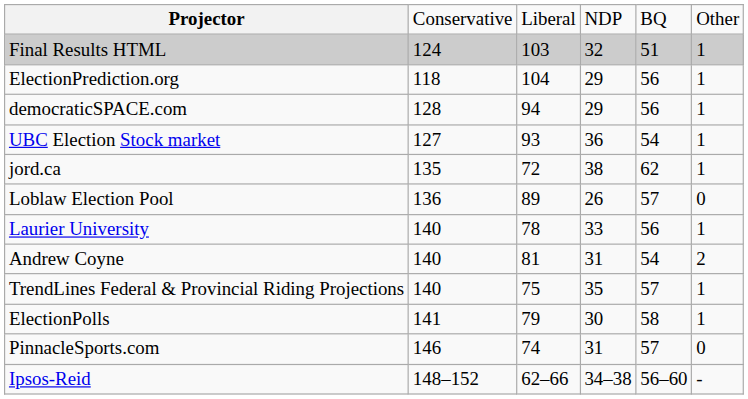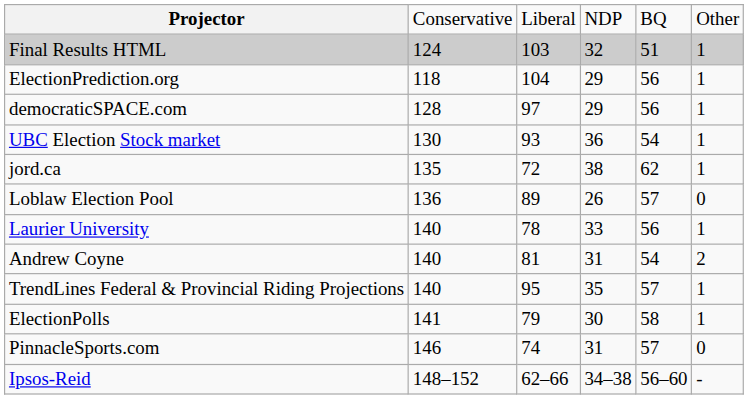(531, 109) 94 -> (531, 109) 97
(427, 139) 127 -> (427, 139) 130
(531, 288) 75 -> (531, 288) 95
